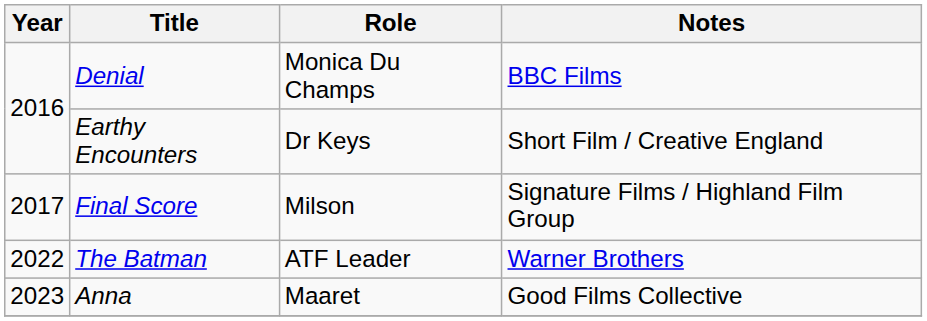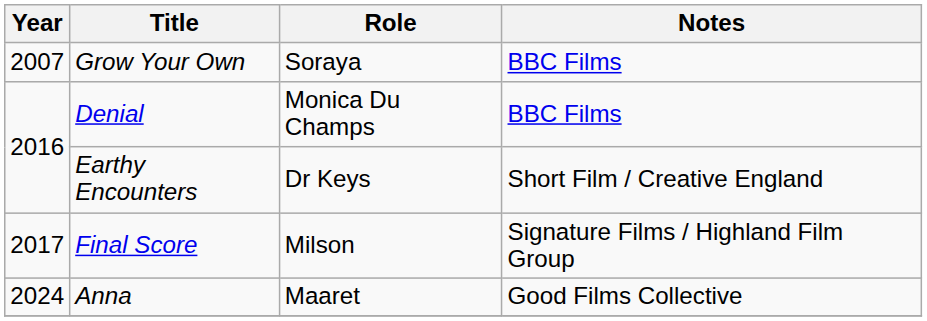+ row: (160, 61)
- row: (141, 258)
(37, 296) 2023 -> (37, 296) 2024
